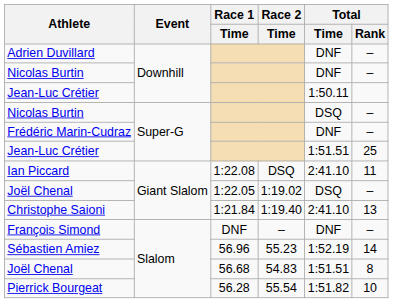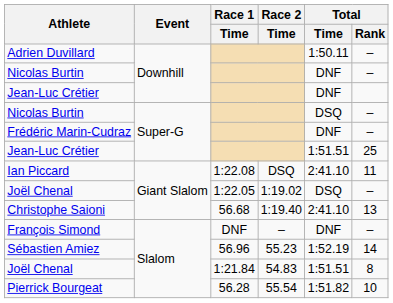(328, 54) DNF -> (328, 54) 1:50.11
(328, 93) 1:50.11 -> (328, 93) DNF
(234, 210) 1:21.84 -> (234, 210) 56.68
(234, 269) 56.68 -> (234, 269) 1:21.84
